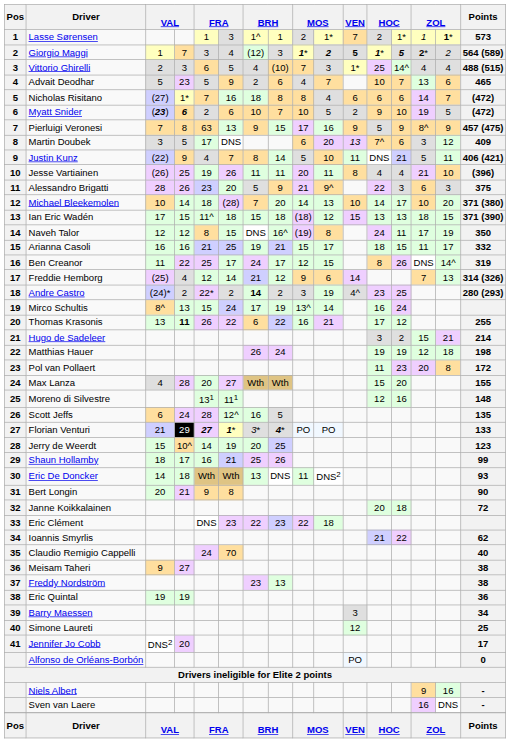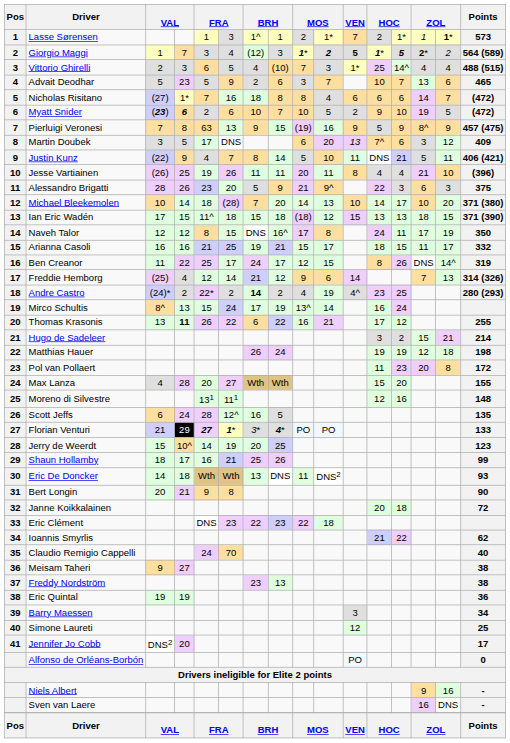(303, 82) 4 -> (303, 82) 3
(303, 127) 17 -> (303, 127) (19)
(303, 232) (19) -> (303, 232) 17
(303, 292) 3 -> (303, 292) 4
